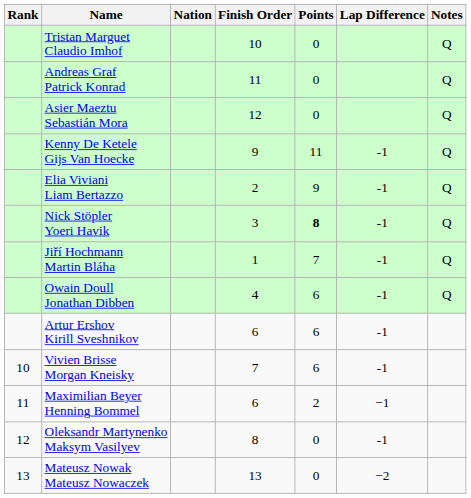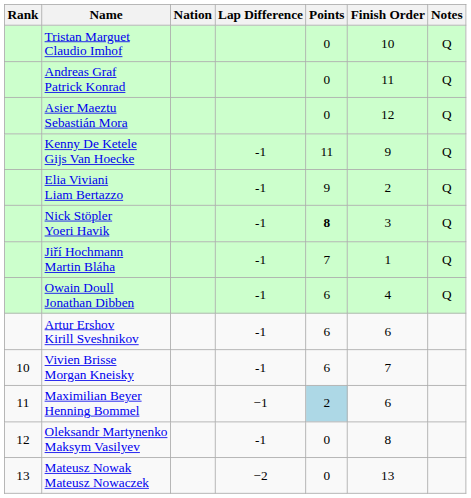columns swapped: (255, 15) <-> (382, 15)
(316, 403) no background -> (327, 403) lightblue background
